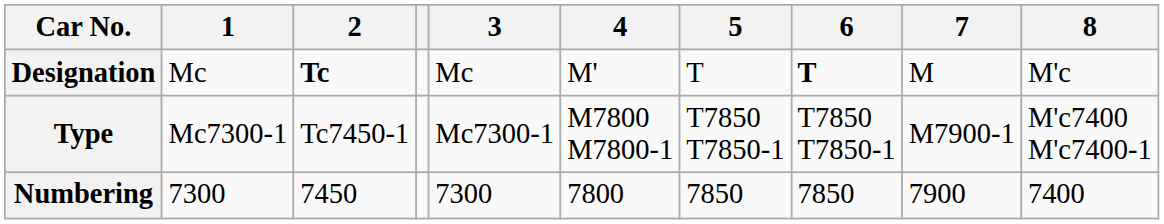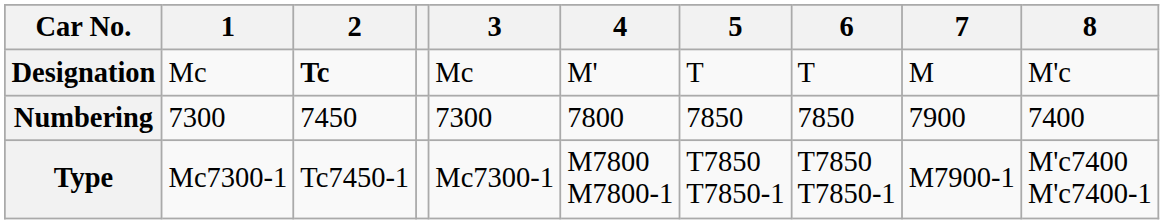(807, 72) bold -> (806, 72) normal
rows swapped: (83, 133) <-> (83, 194)
